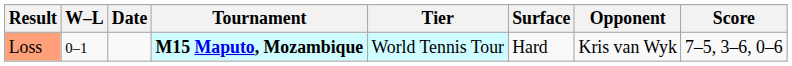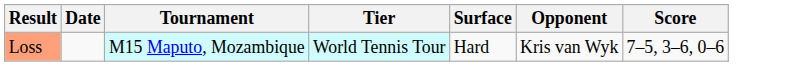- column: (84, 18)
(259, 46) bold -> (207, 46) normal
